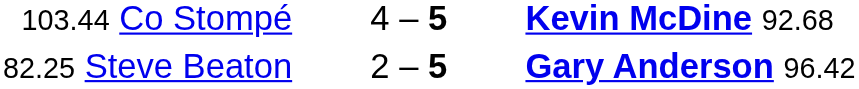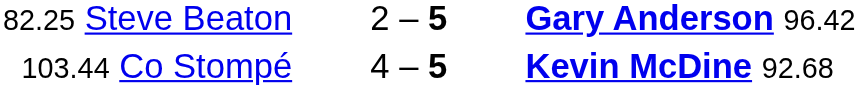rows swapped: (157, 18) <-> (148, 66)
